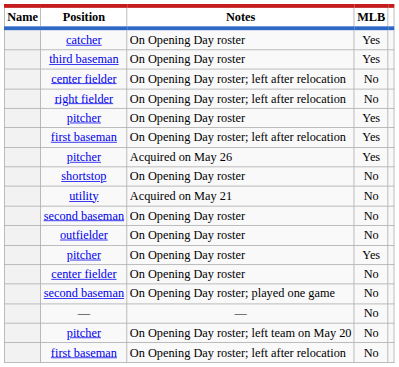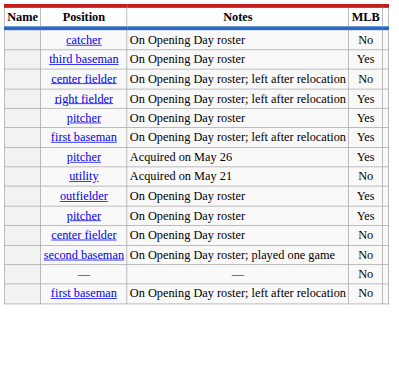(371, 39) Yes -> (366, 39) No
(371, 98) No -> (366, 98) Yes
- row: (84, 176)
- row: (84, 215)
(371, 235) No -> (366, 196) Yes
- row: (84, 333)
